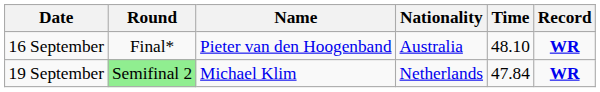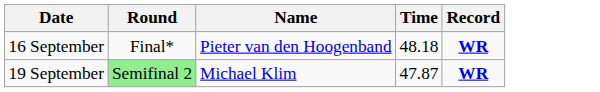- column: (441, 18)
(510, 45) 48.10 -> (419, 45) 48.18
(510, 73) 47.84 -> (419, 73) 47.87
